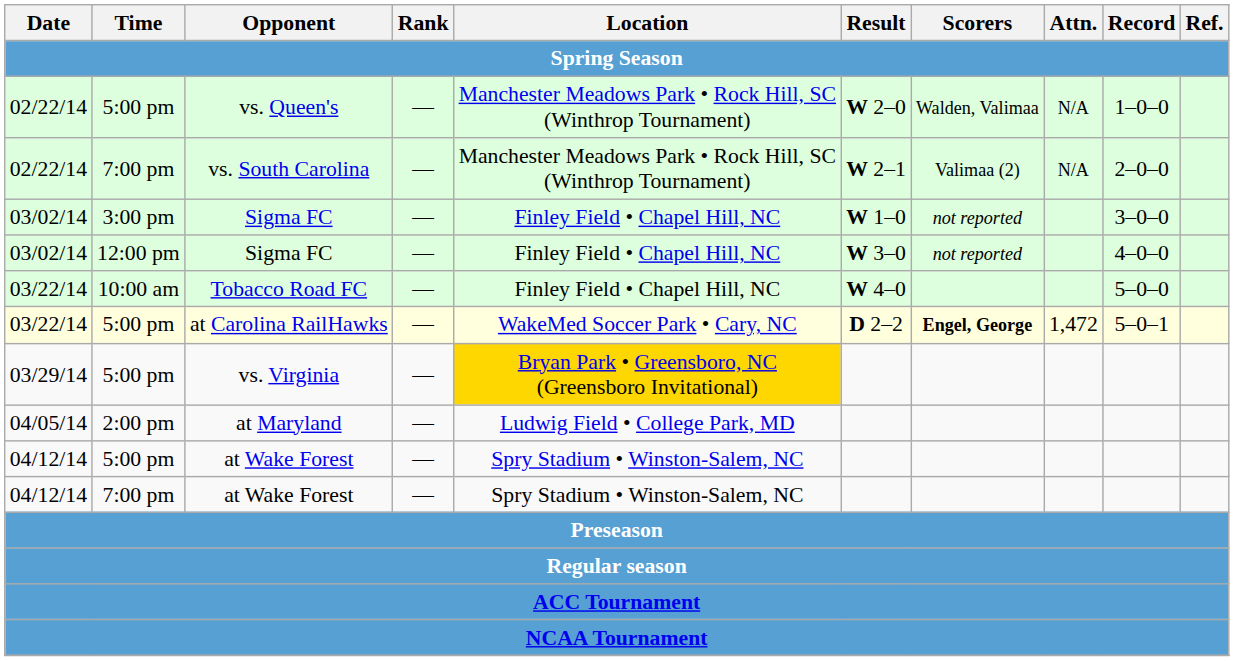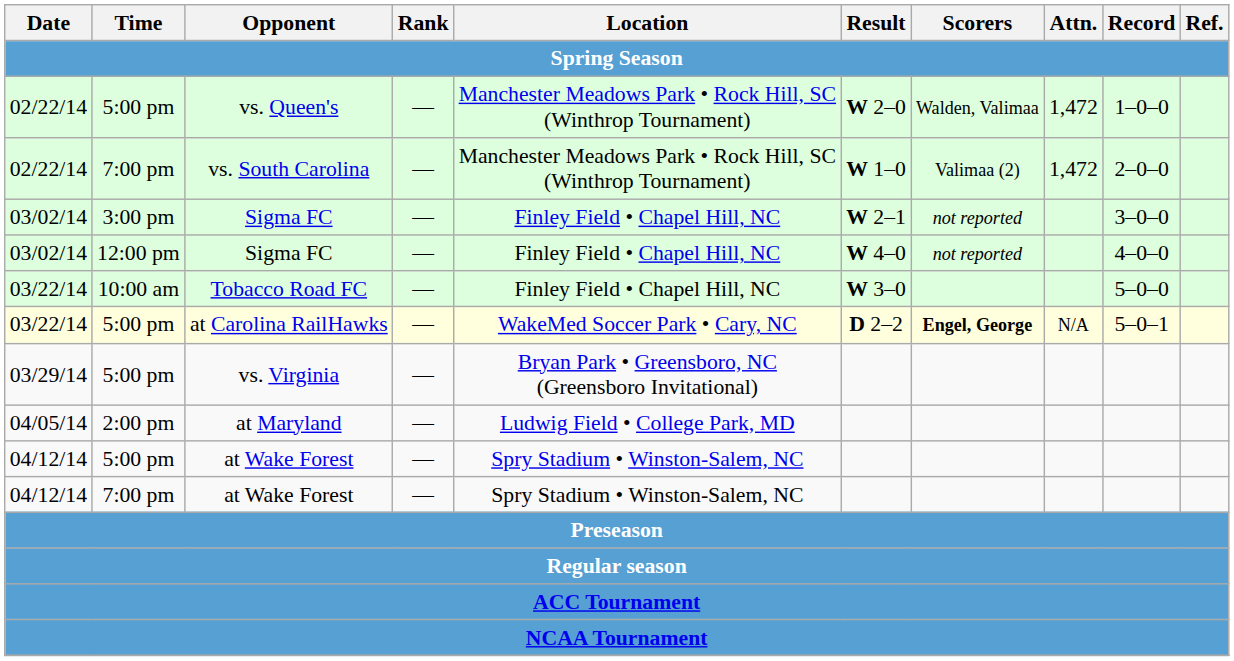(1073, 109) N/A -> (1073, 107) 1,472
(876, 168) W 2–1 -> (876, 168) W 1–0
(1073, 170) N/A -> (1073, 168) 1,472
(876, 217) W 1–0 -> (876, 217) W 2–1
(876, 253) W 3–0 -> (876, 253) W 4–0
(876, 289) W 4–0 -> (876, 289) W 3–0
(1073, 324) 1,472 -> (1073, 327) N/A
(647, 373) gold background -> (647, 373) no background
